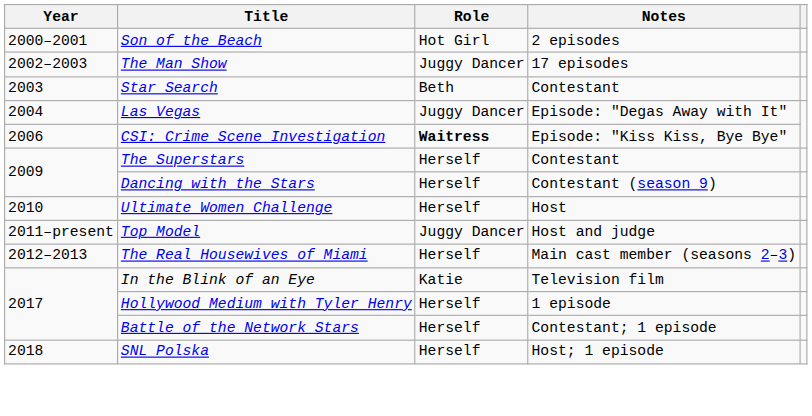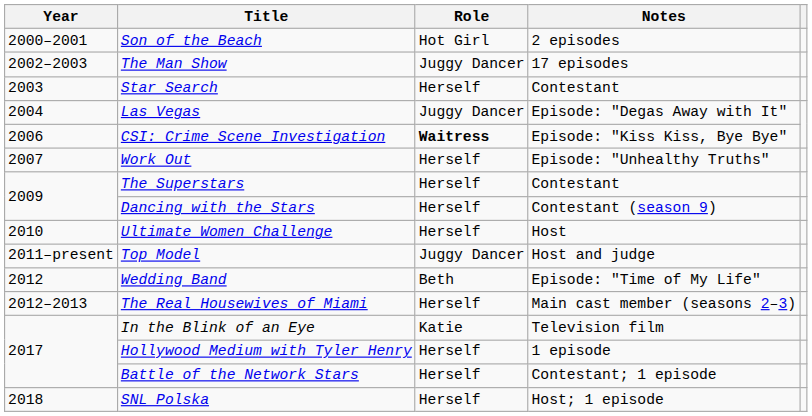(436, 88) Beth -> (450, 88) Herself
+ row: (156, 160)
+ row: (174, 280)
